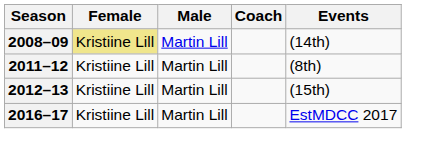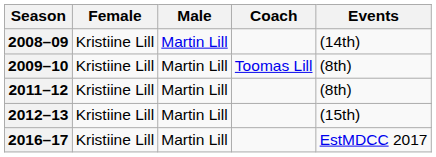(115, 41) khaki background -> (115, 41) no background
+ row: (38, 66)
